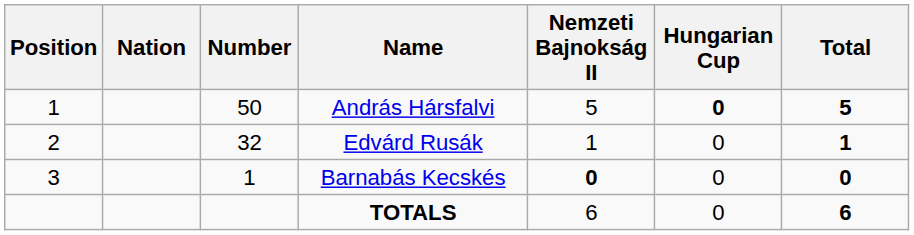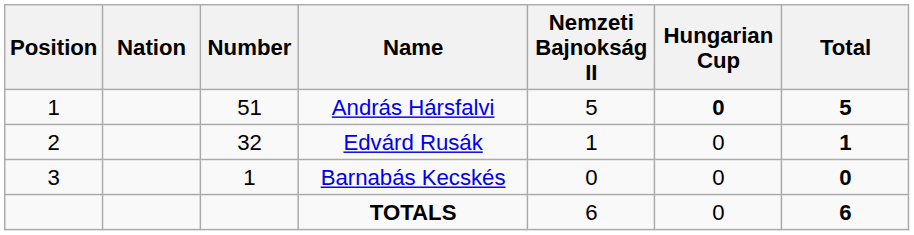(250, 107) 50 -> (250, 107) 51
(591, 178) bold -> (591, 178) normal
